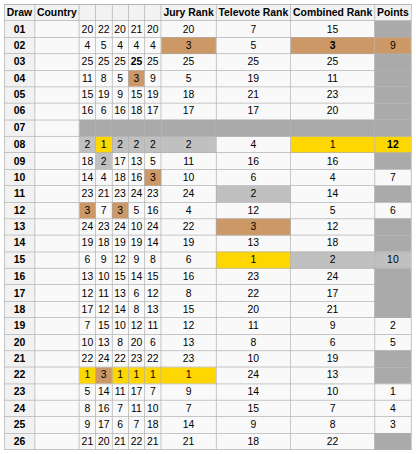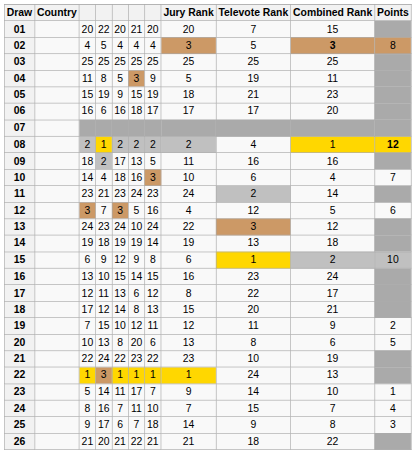(393, 45) 9 -> (393, 45) 8
(136, 62) bold -> (136, 62) normal
